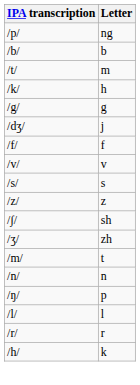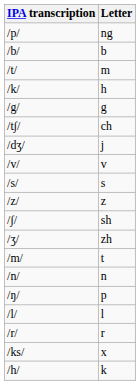+ row: (14, 126)
- row: (12, 145)
+ row: (16, 351)
